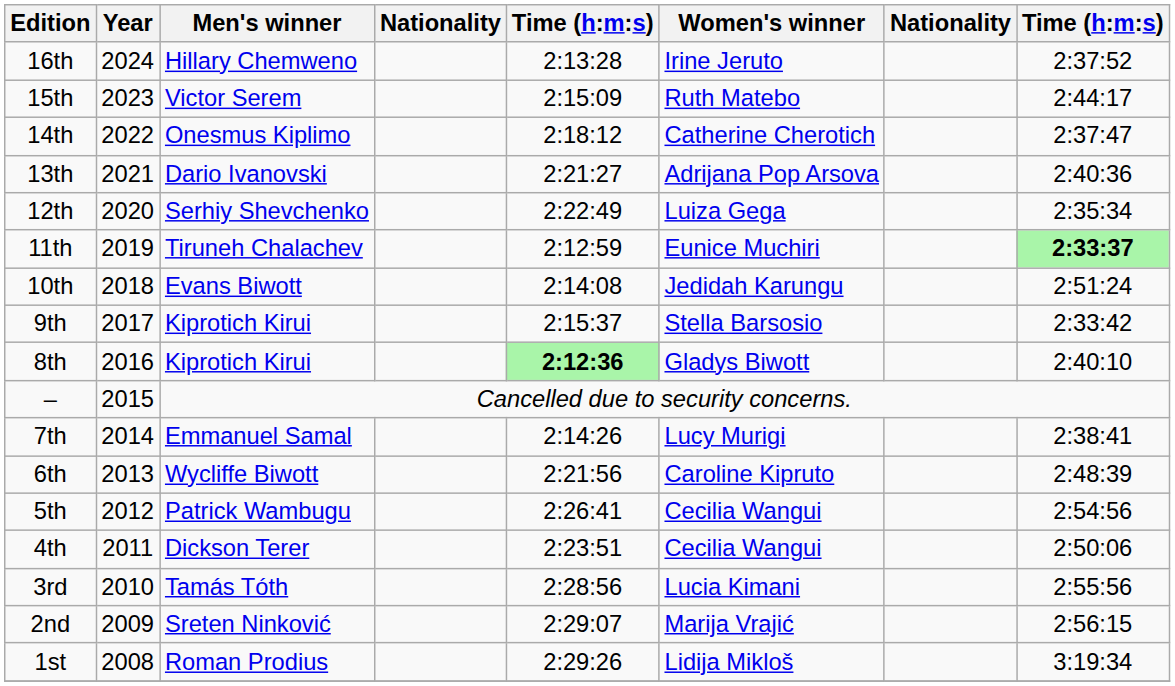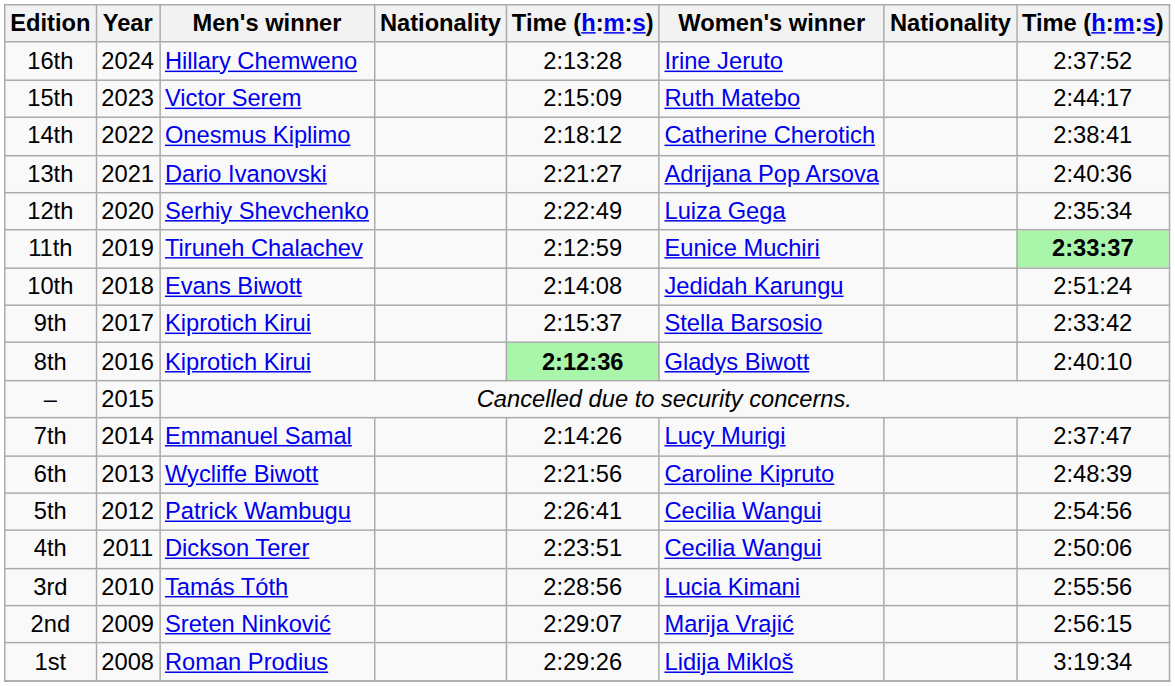(1093, 135) 2:37:47 -> (1093, 135) 2:38:41
(1093, 436) 2:38:41 -> (1093, 436) 2:37:47
